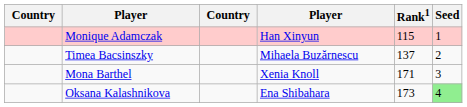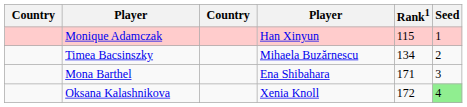(406, 55) 137 -> (406, 55) 134
(289, 74) Xenia Knoll -> (295, 74) Ena Shibahara
(295, 93) Ena Shibahara -> (289, 93) Xenia Knoll
(406, 93) 173 -> (406, 93) 172
